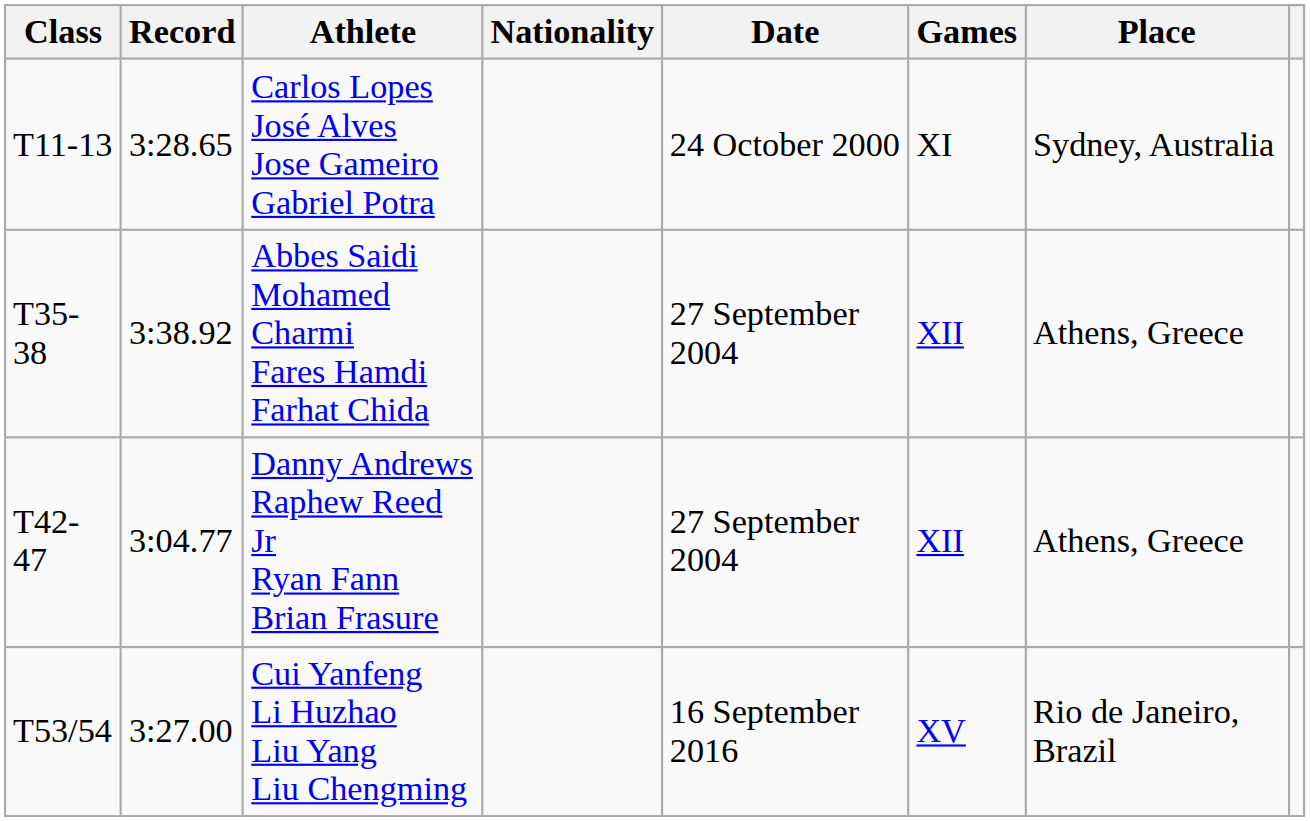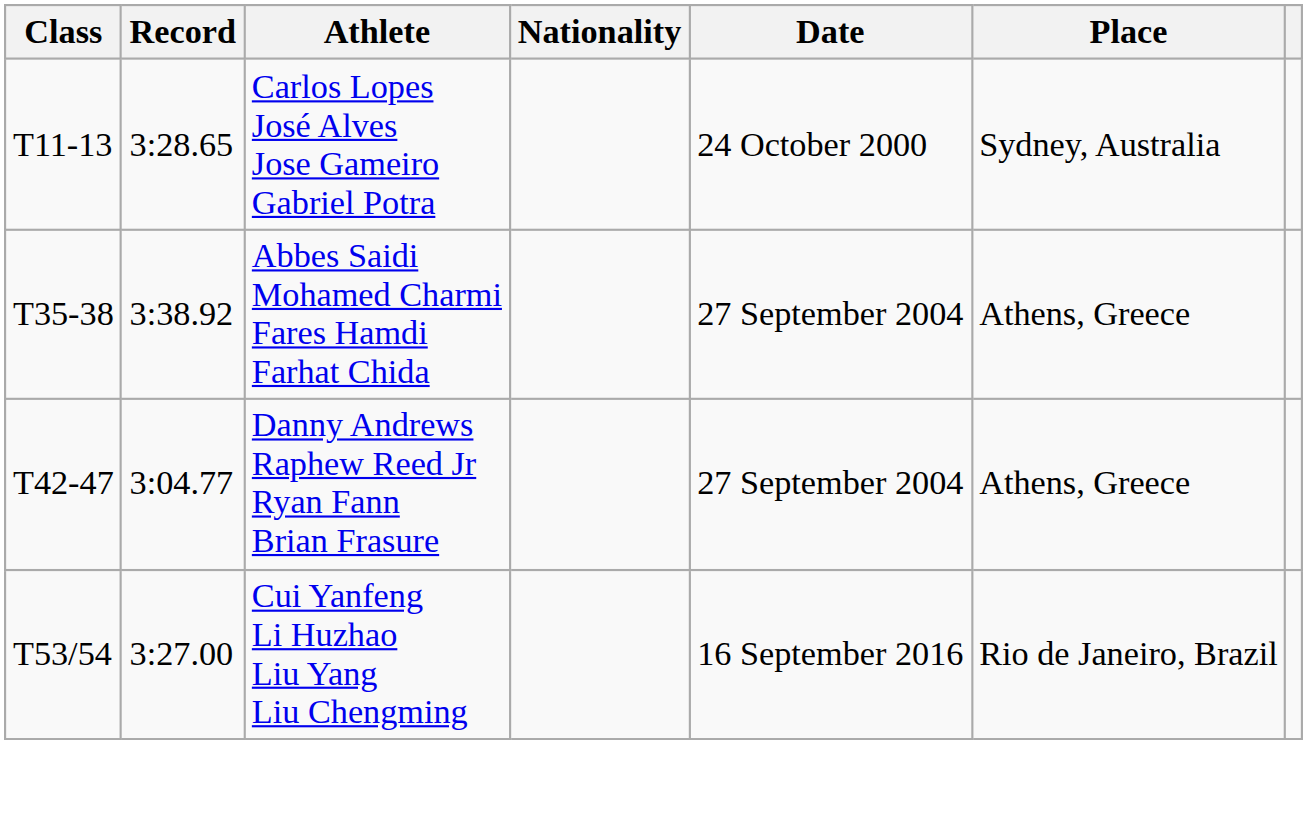- column: (967, 31)
